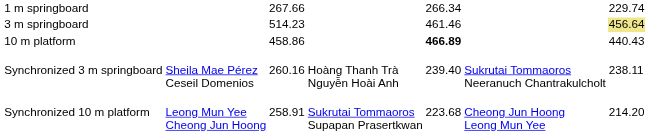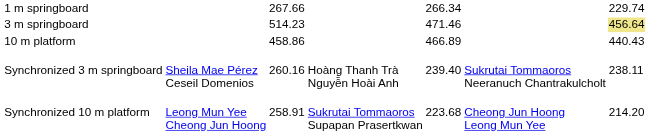(443, 24) 461.46 -> (443, 24) 471.46
(443, 41) bold -> (443, 41) normal
